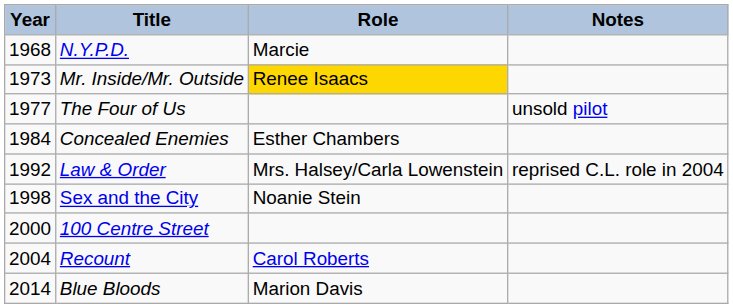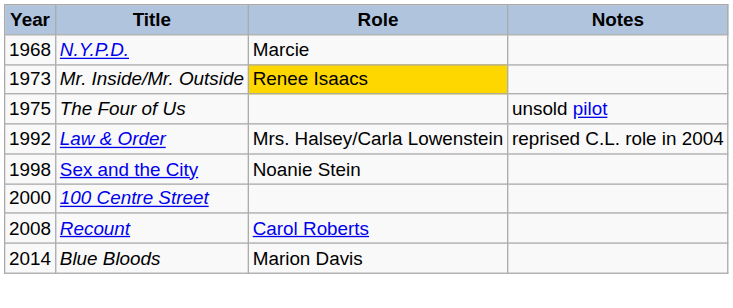(30, 109) 1977 -> (30, 109) 1975
- row: (144, 139)
(30, 258) 2004 -> (30, 229) 2008
